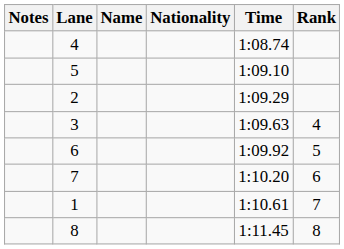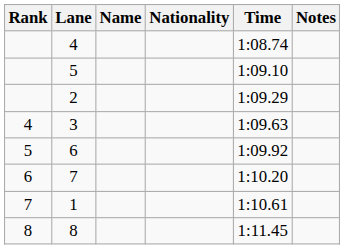columns swapped: (316, 17) <-> (28, 17)
